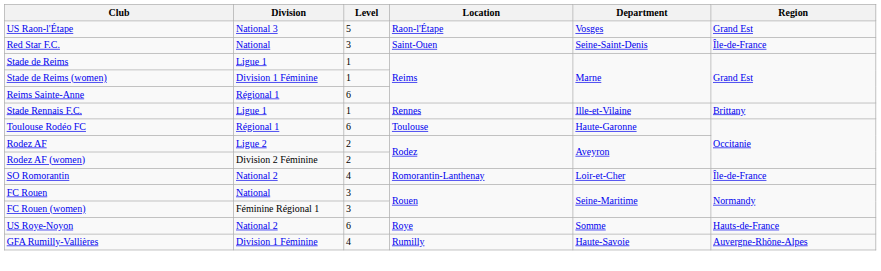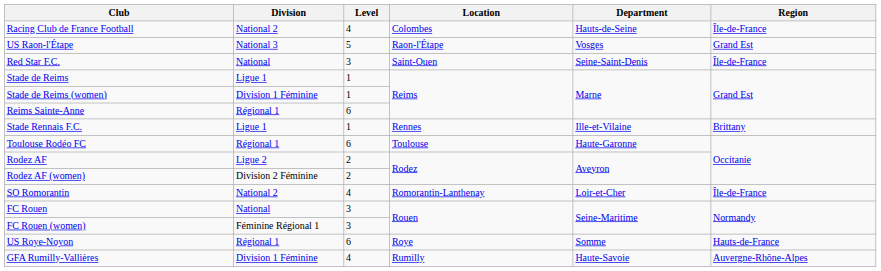+ row: (70, 29)
(257, 226) National 2 -> (258, 242) Régional 1
